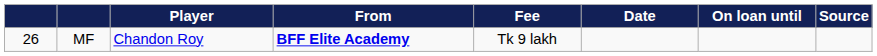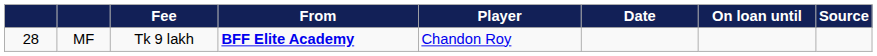columns swapped: (192, 16) <-> (527, 16)
(31, 39) 26 -> (31, 39) 28
